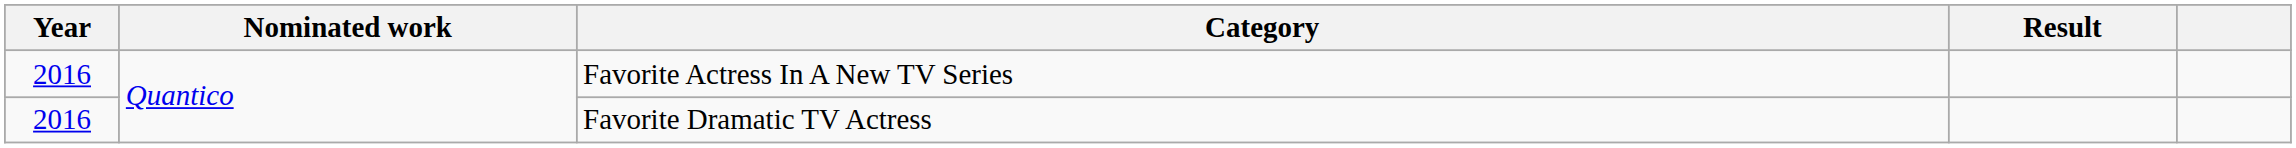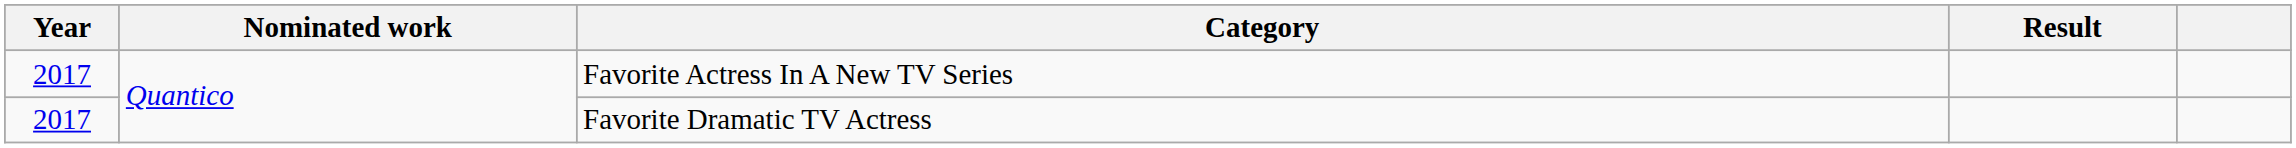(62, 73) 2016 -> (62, 73) 2017
(62, 119) 2016 -> (62, 119) 2017
